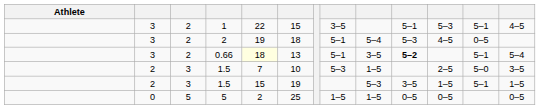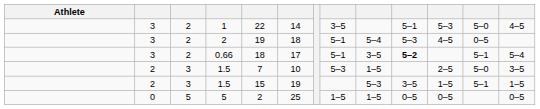(295, 26) 15 -> (295, 26) 14
(481, 26) 5–1 -> (481, 26) 5–0
(260, 55) lightyellow background -> (260, 55) no background
(295, 55) 13 -> (295, 55) 17
